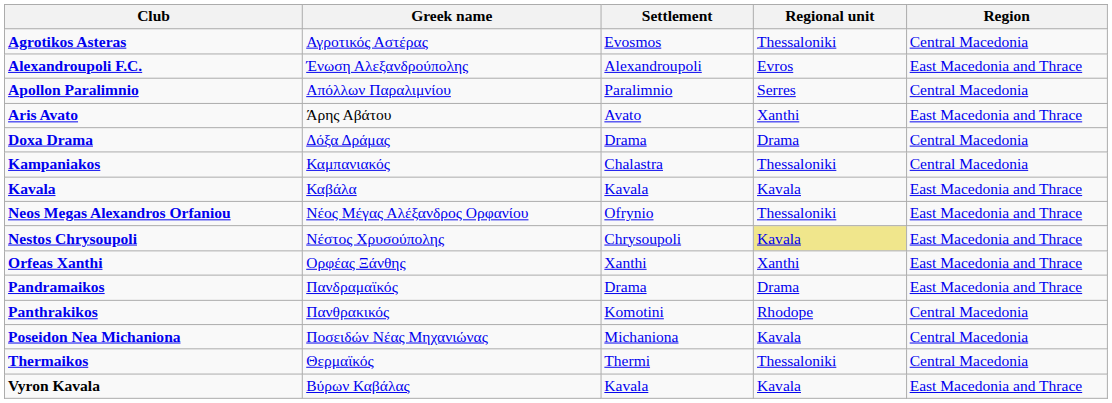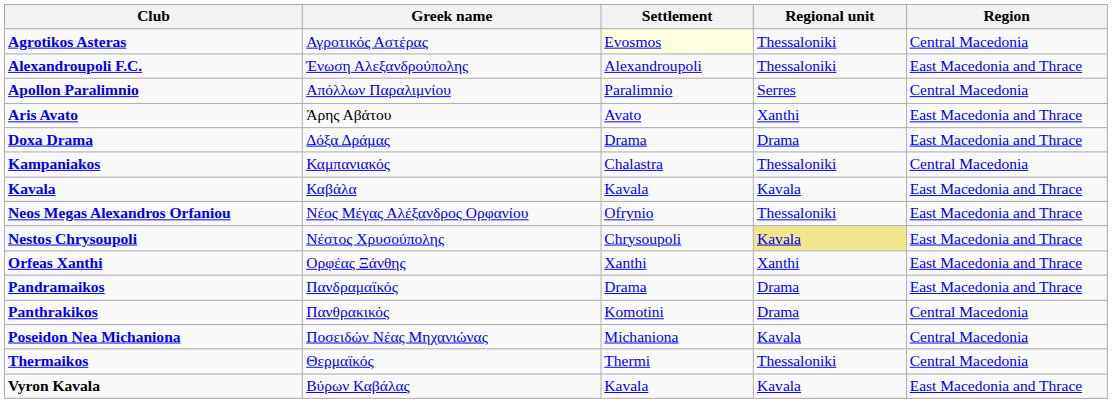(633, 41) no background -> (633, 41) lightyellow background
(775, 66) Evros -> (797, 66) Thessaloniki
(969, 139) Central Macedonia -> (996, 139) East Macedonia and Thrace
(785, 312) Rhodope -> (778, 312) Drama
